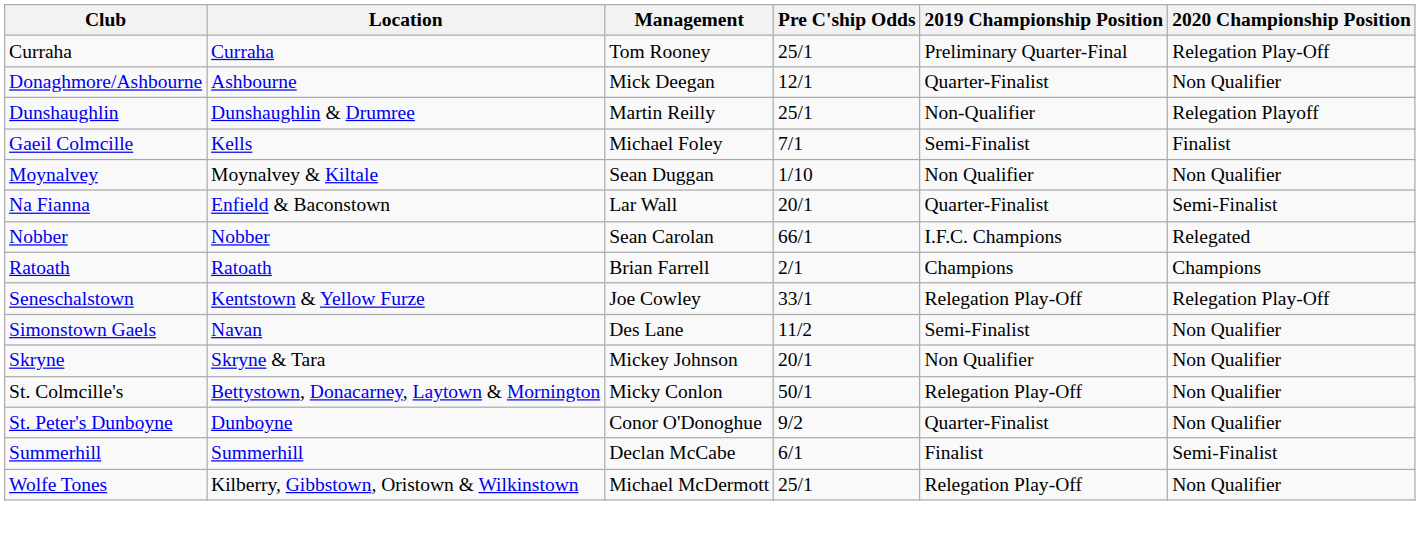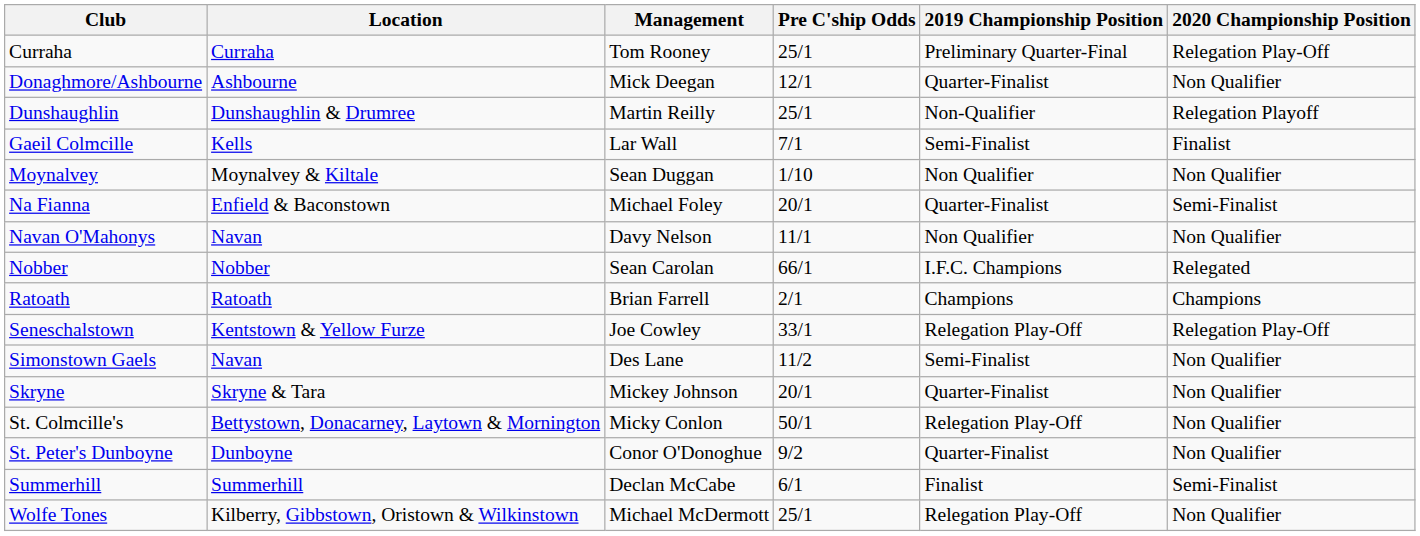(666, 143) Michael Foley -> (643, 143) Lar Wall
(643, 205) Lar Wall -> (666, 205) Michael Foley
+ row: (82, 236)
(979, 360) Non Qualifier -> (987, 391) Quarter-Finalist
